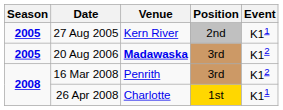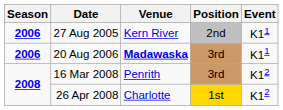(28, 33) 2005 -> (28, 33) 2006
(28, 54) 2005 -> (28, 54) 2006
(260, 54) K12 -> (260, 54) K11
(260, 95) K11 -> (260, 95) K12
